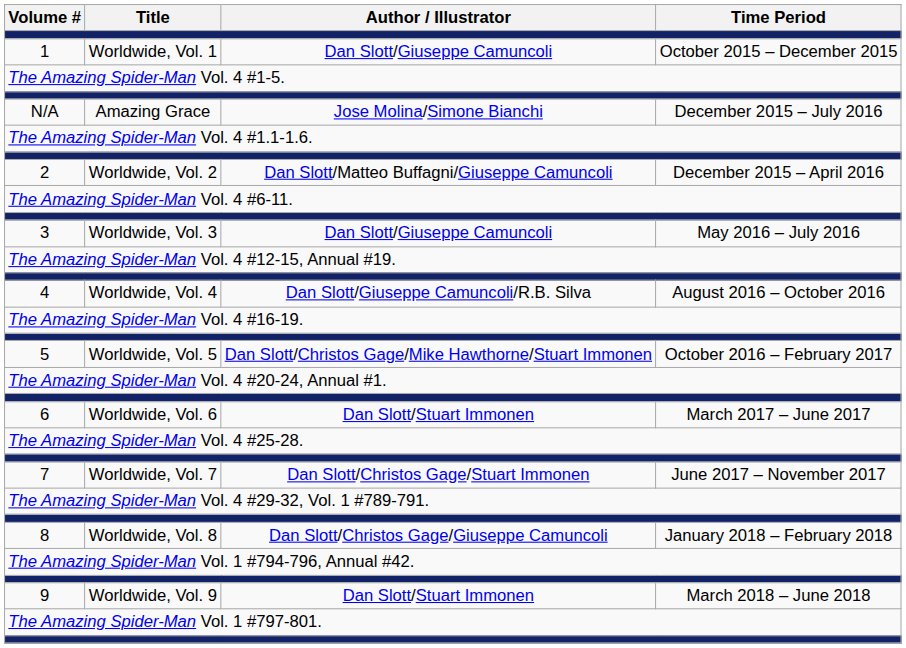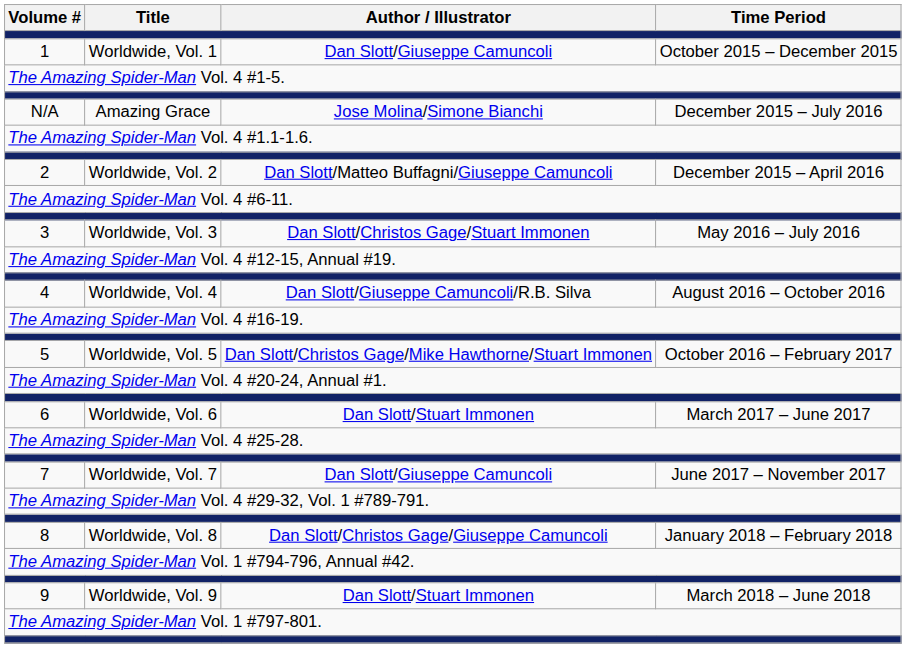(438, 233) Dan Slott/Giuseppe Camuncoli -> (438, 233) Dan Slott/Christos Gage/Stuart Immonen
(438, 474) Dan Slott/Christos Gage/Stuart Immonen -> (438, 474) Dan Slott/Giuseppe Camuncoli
